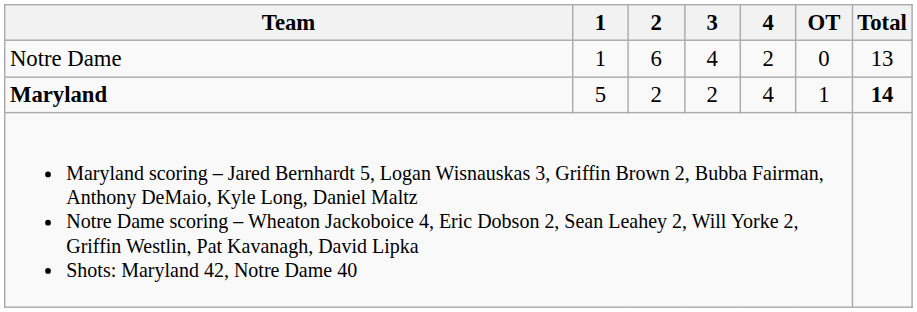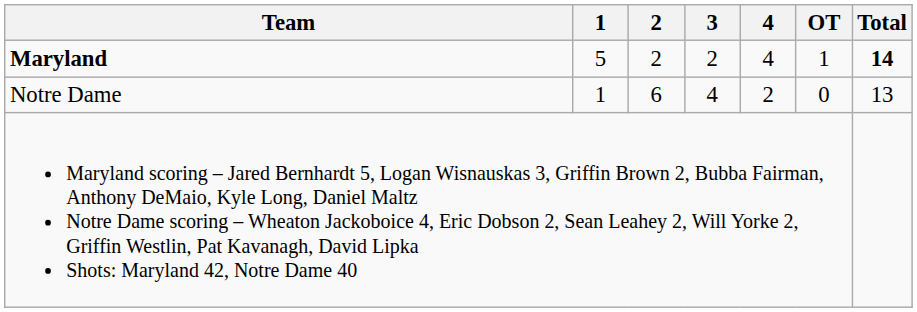rows swapped: (59, 94) <-> (66, 58)
